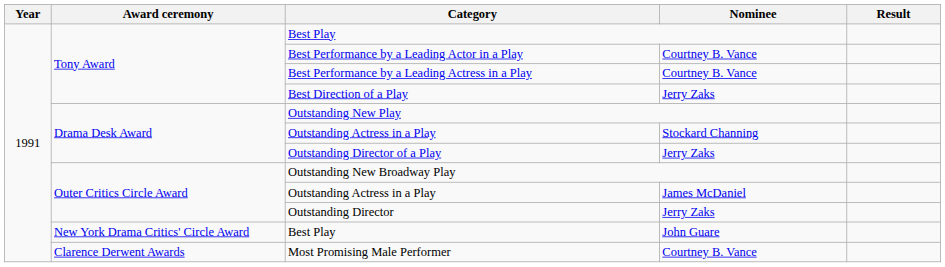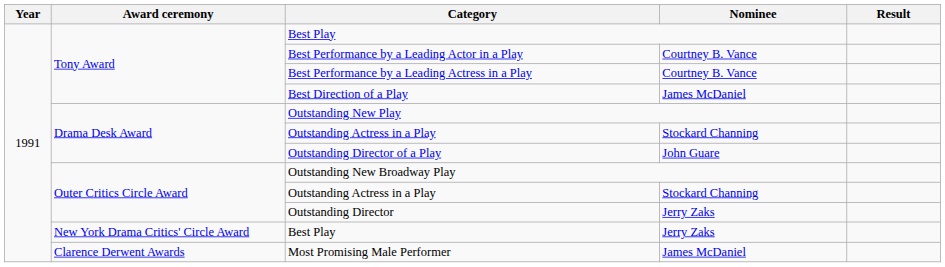(689, 93) Jerry Zaks -> (704, 93) James McDaniel
(689, 152) Jerry Zaks -> (691, 152) John Guare
(704, 192) James McDaniel -> (710, 192) Stockard Channing
(691, 232) John Guare -> (689, 232) Jerry Zaks
(710, 251) Courtney B. Vance -> (704, 251) James McDaniel
